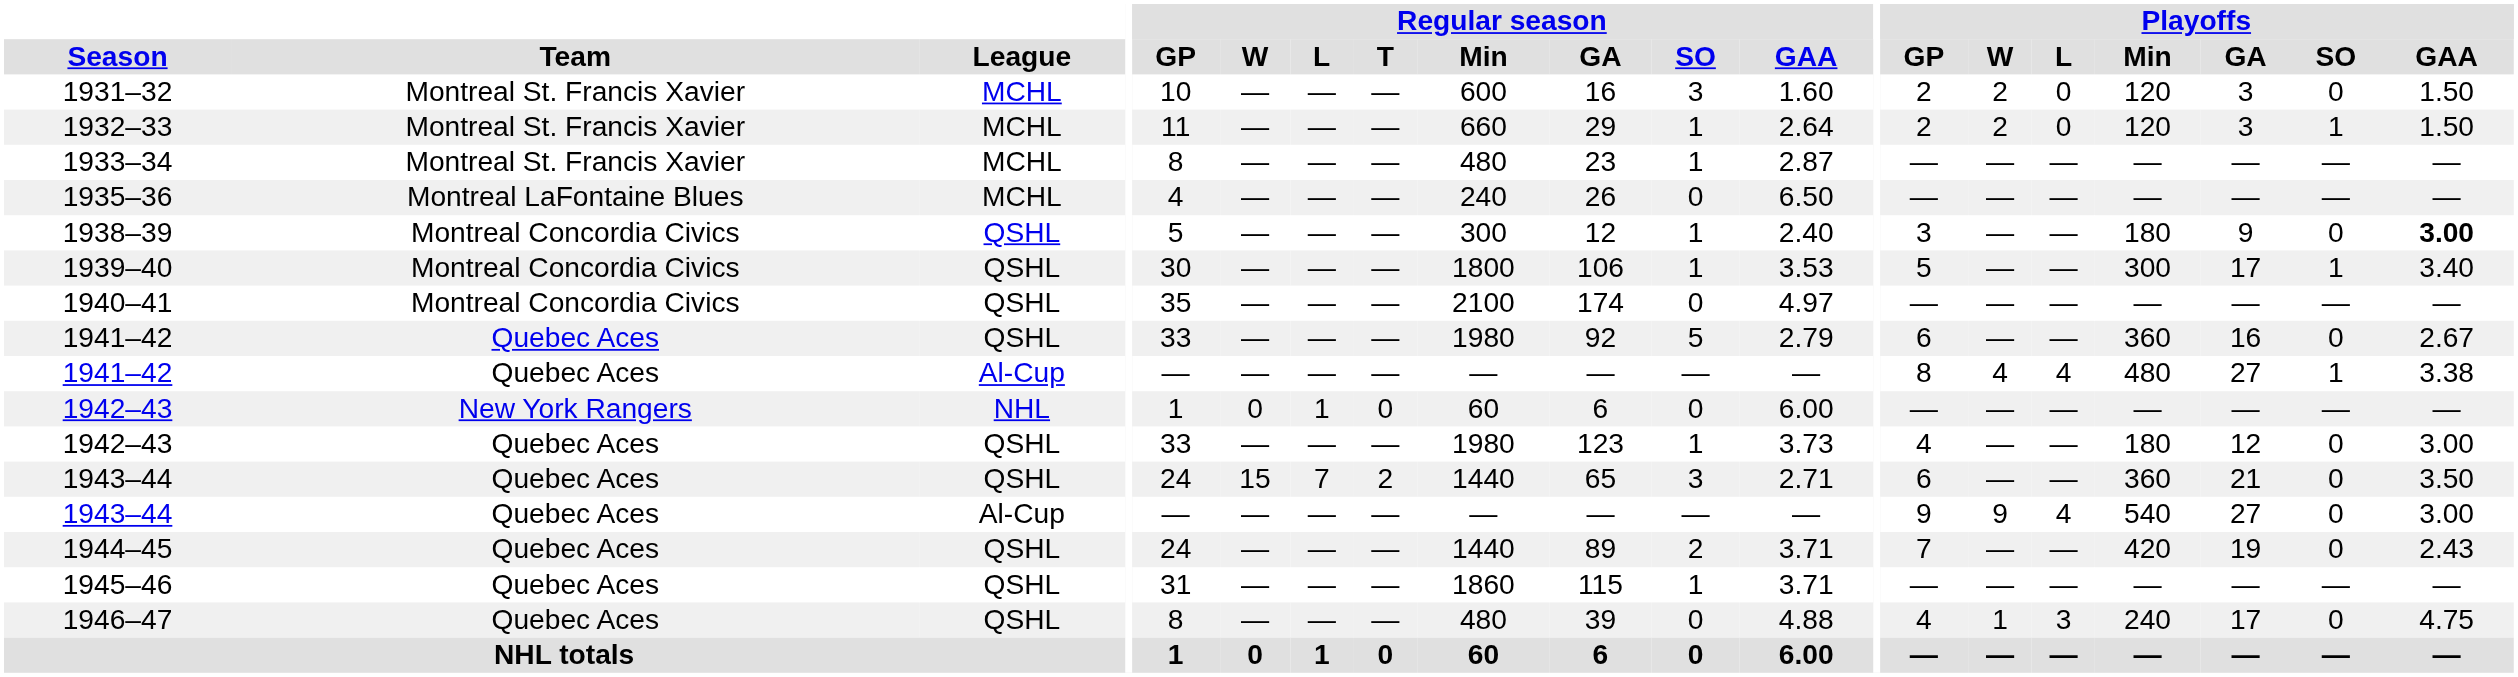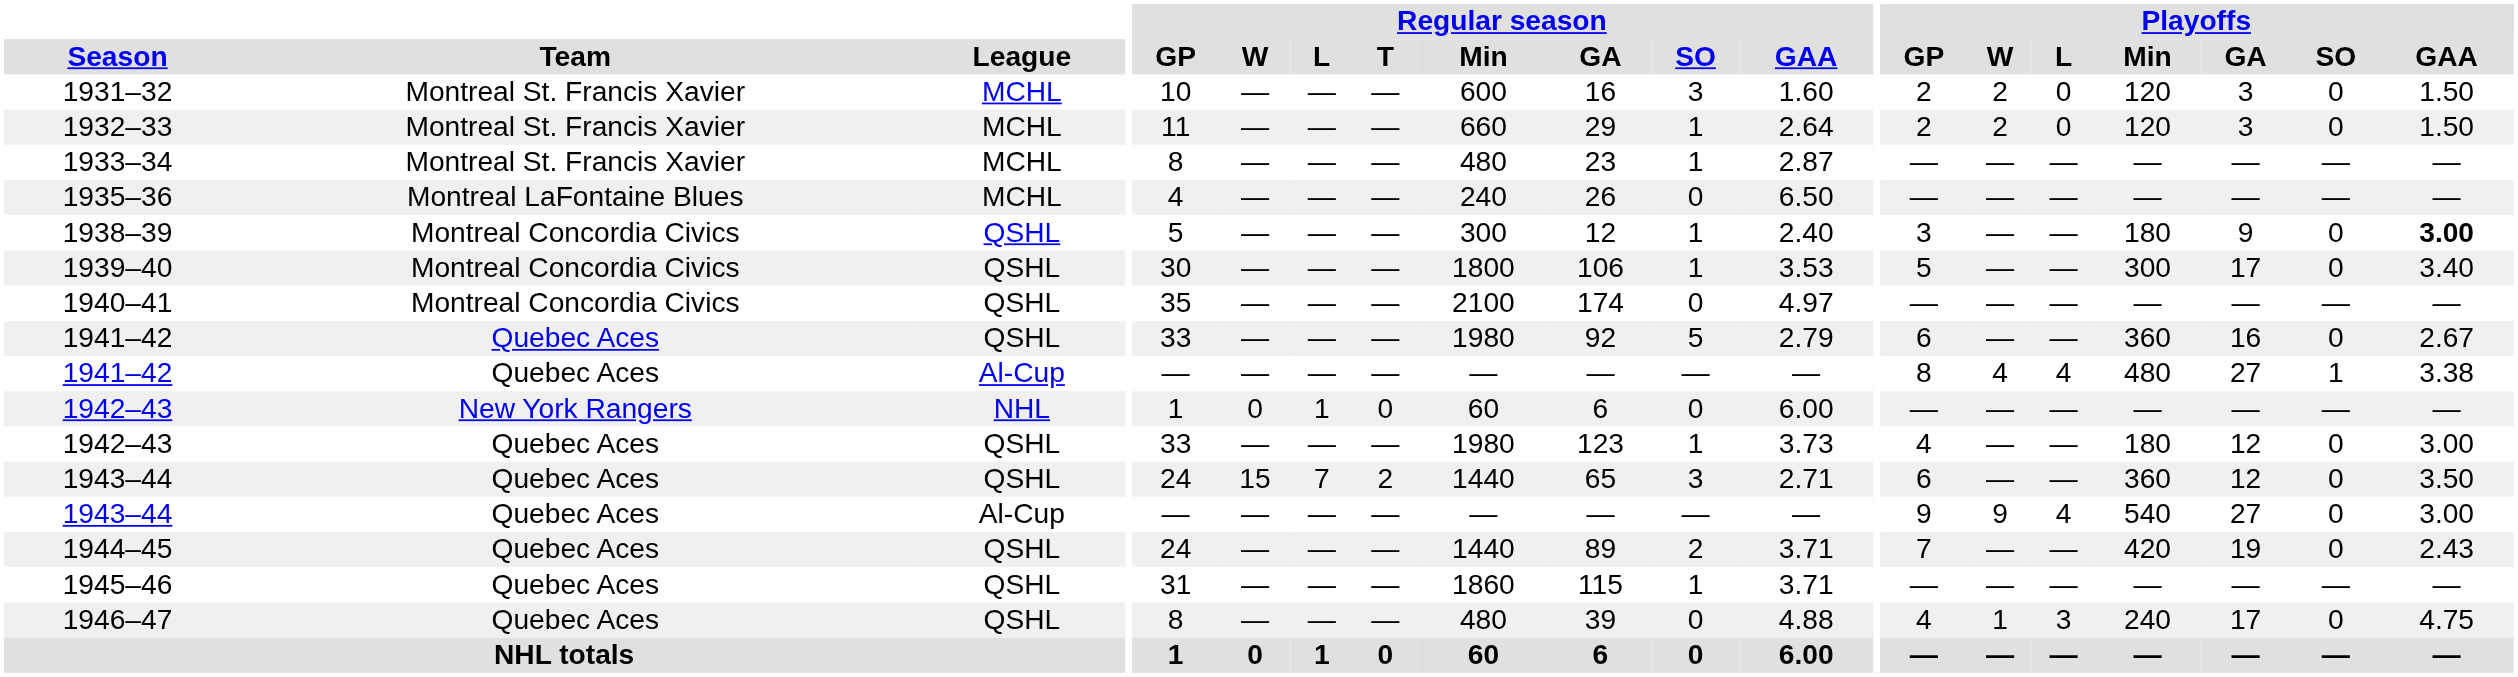(2336, 126) 1 -> (2336, 126) 0
(2336, 267) 1 -> (2336, 267) 0
(2246, 478) 21 -> (2246, 478) 12
